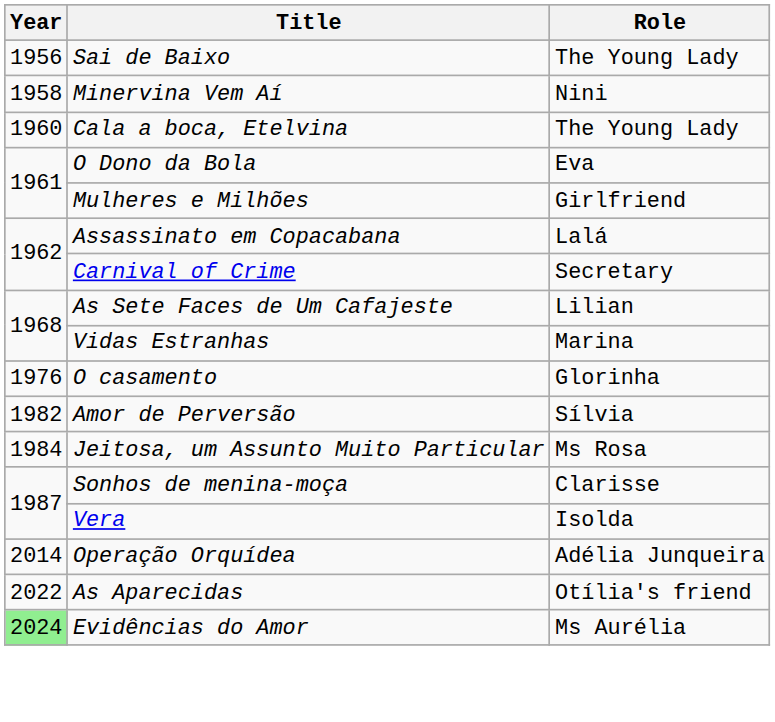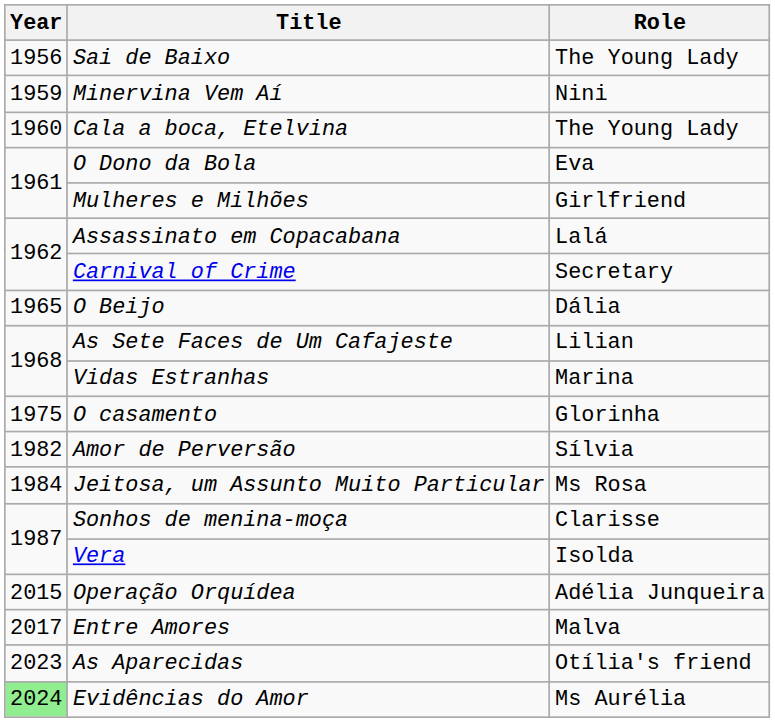(36, 94) 1958 -> (36, 94) 1959
+ row: (119, 307)
(36, 379) 1976 -> (36, 414) 1975
(36, 557) 2014 -> (36, 592) 2015
+ row: (152, 628)
(36, 592) 2022 -> (36, 663) 2023
